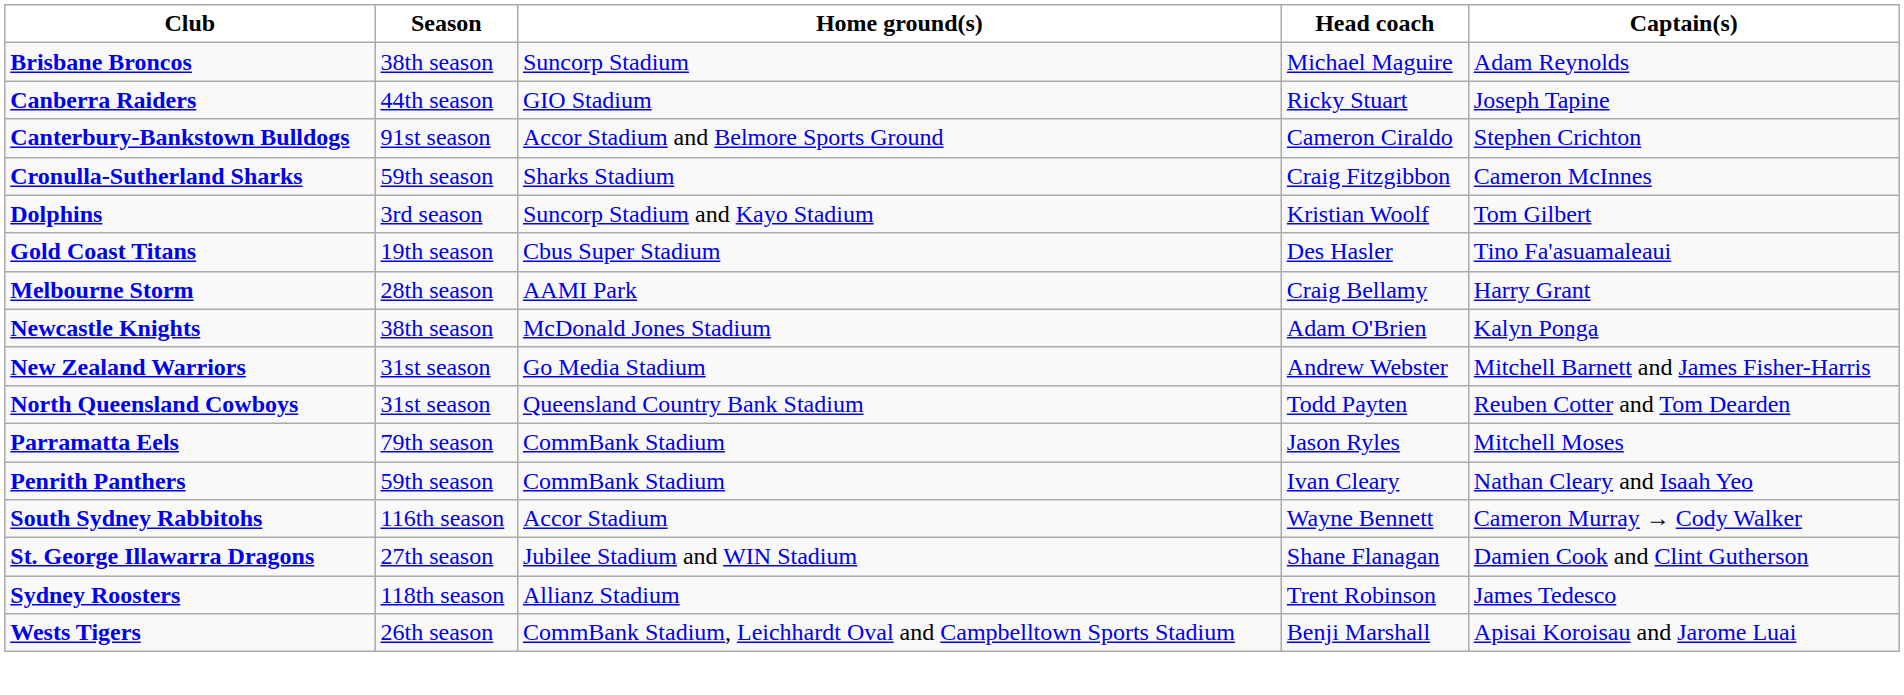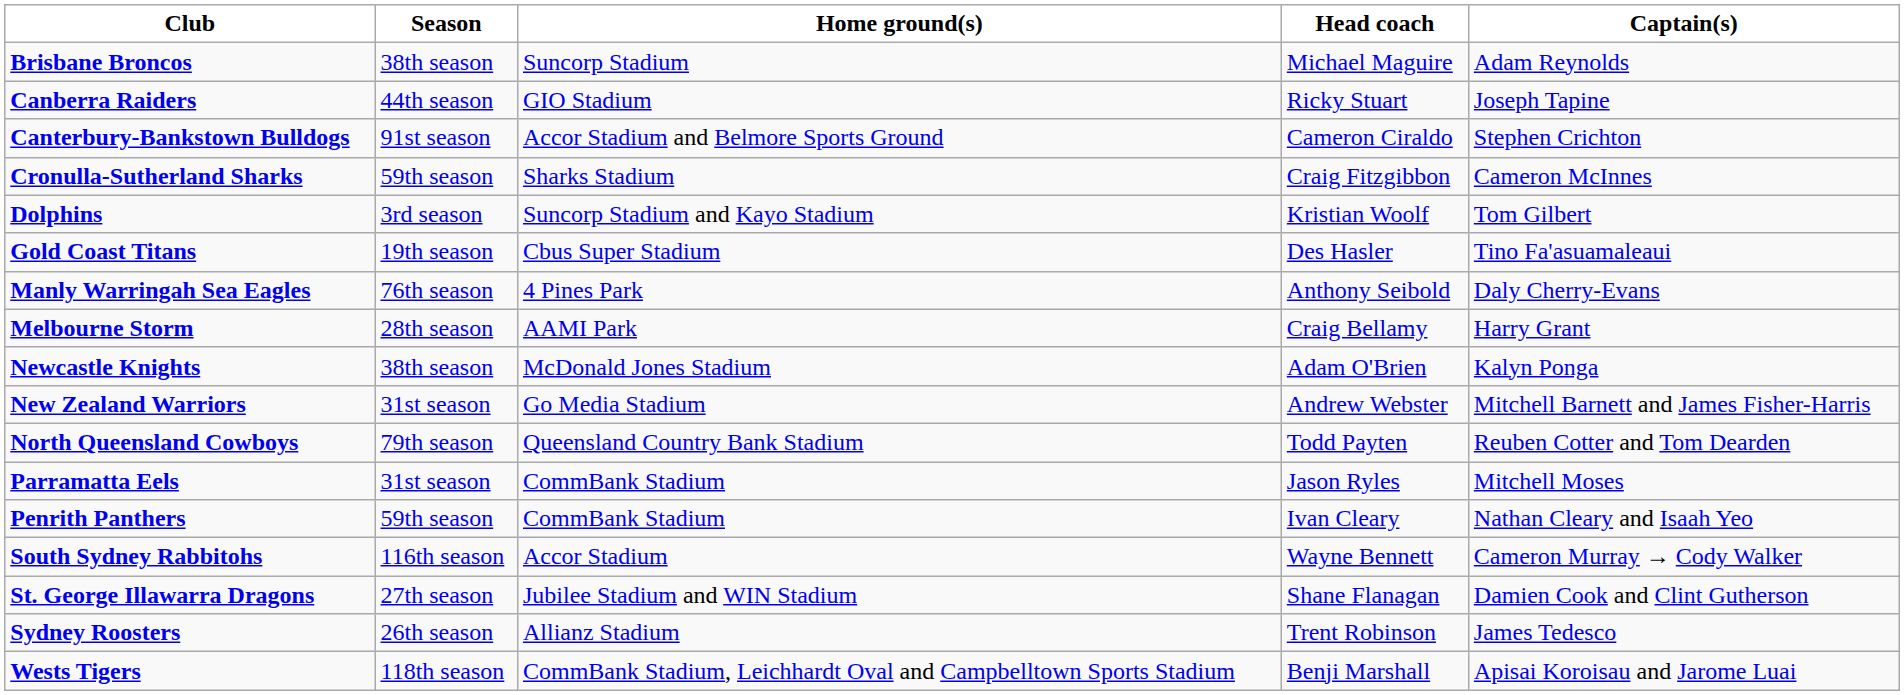+ row: (160, 289)
(436, 404) 31st season -> (437, 442) 79th season
(437, 442) 79th season -> (436, 480) 31st season
(442, 594) 118th season -> (437, 632) 26th season
(437, 632) 26th season -> (442, 670) 118th season
